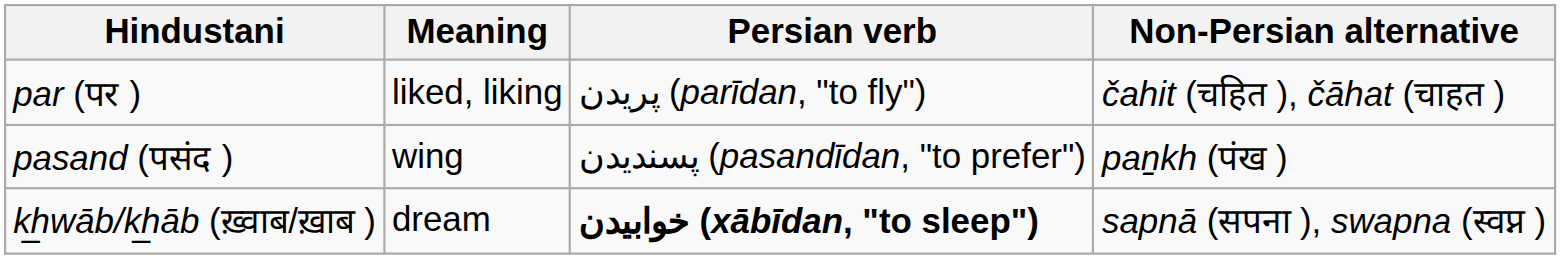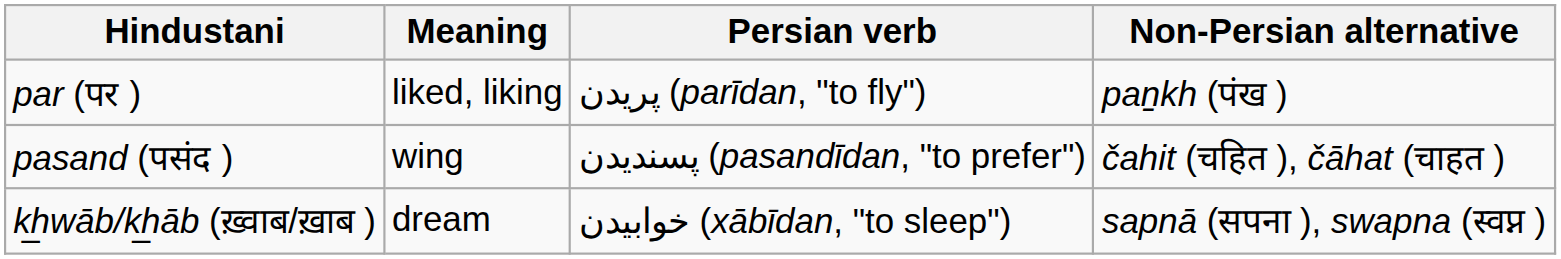(1304, 94) čahit (चहित ), čāhat (चाहत ) -> (1195, 94) paṉkh (पंख )
(1195, 158) paṉkh (पंख ) -> (1304, 158) čahit (चहित ), čāhat (चाहत )
(809, 221) bold -> (795, 221) normal
